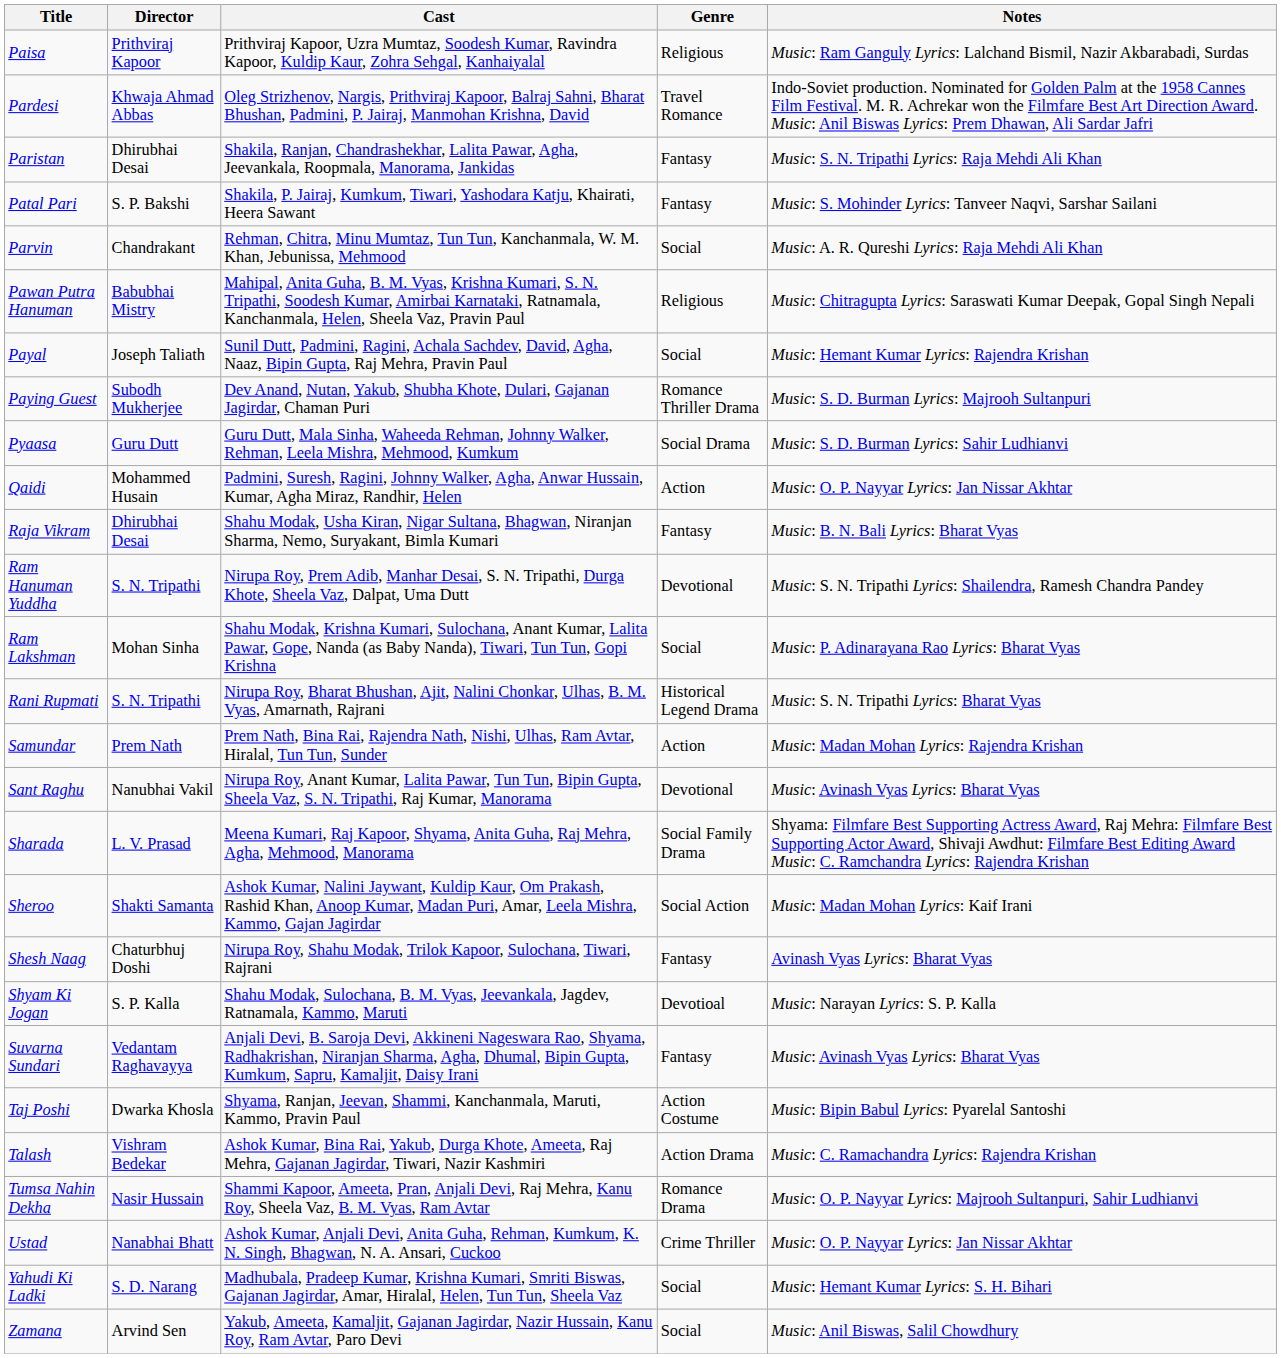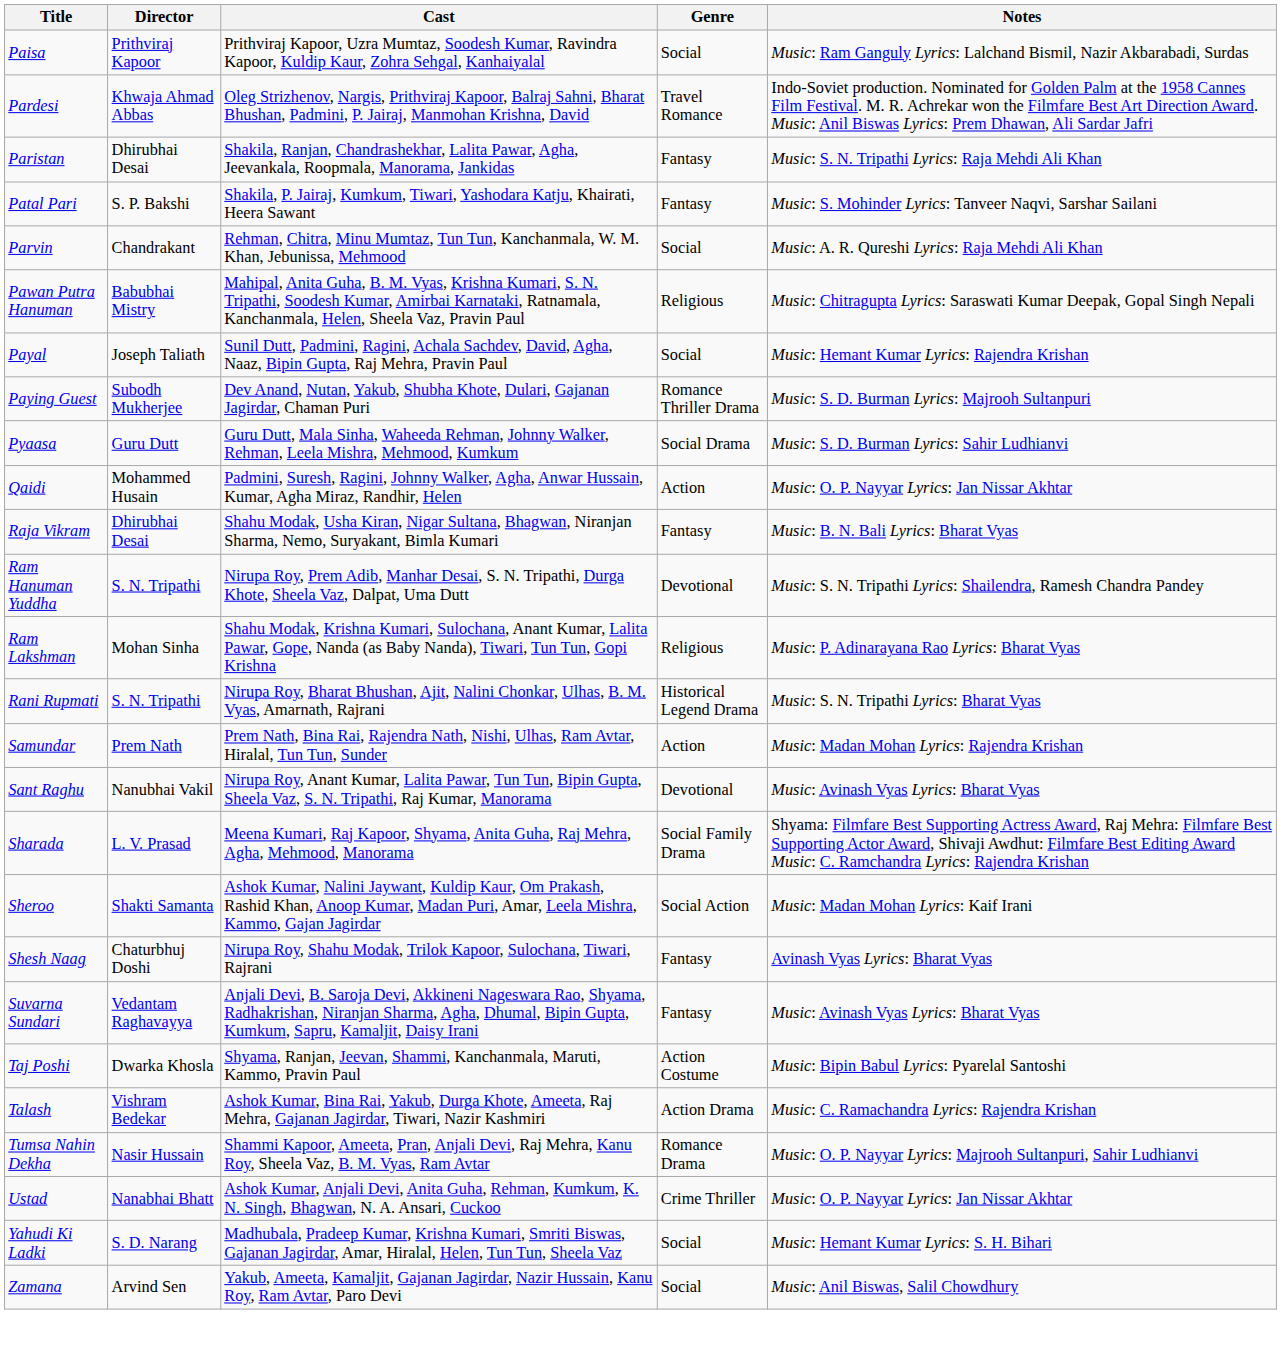(692, 52) Religious -> (681, 52) Social
(681, 647) Social -> (692, 647) Religious
- row: (40, 1003)
